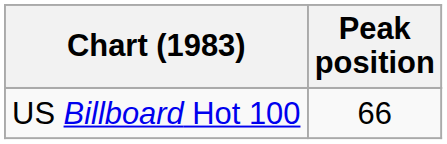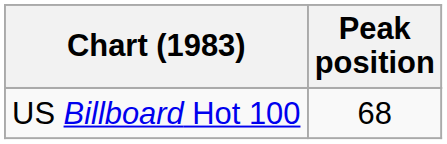(375, 112) 66 -> (375, 112) 68
